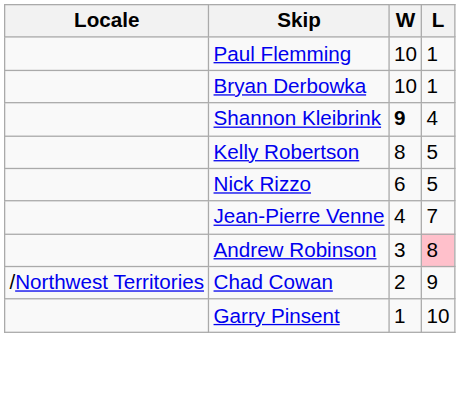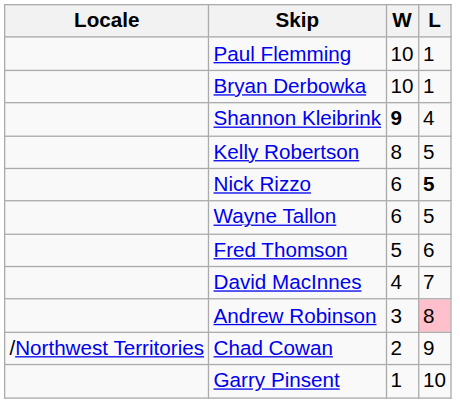(432, 184) normal -> (429, 184) bold
+ row: (275, 217)
+ row: (280, 250)
+ row: (288, 282)
- row: (299, 217)
